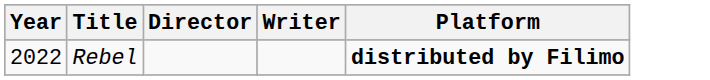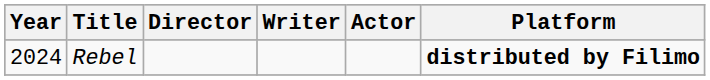+ column: (384, 23)
(36, 58) 2022 -> (36, 58) 2024
